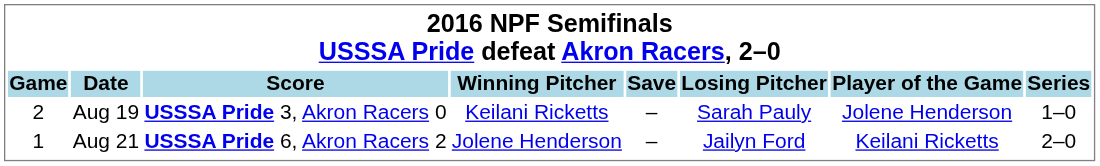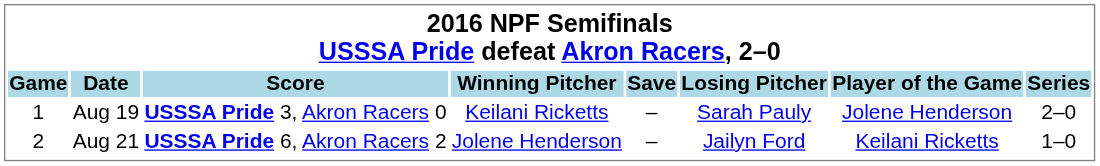(38, 112) 2 -> (38, 112) 1
(1059, 112) 1–0 -> (1059, 112) 2–0
(38, 141) 1 -> (38, 141) 2
(1059, 141) 2–0 -> (1059, 141) 1–0
